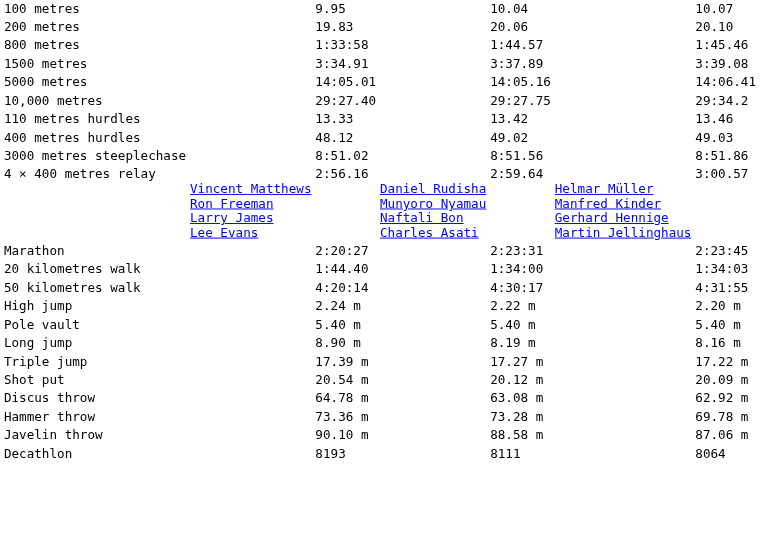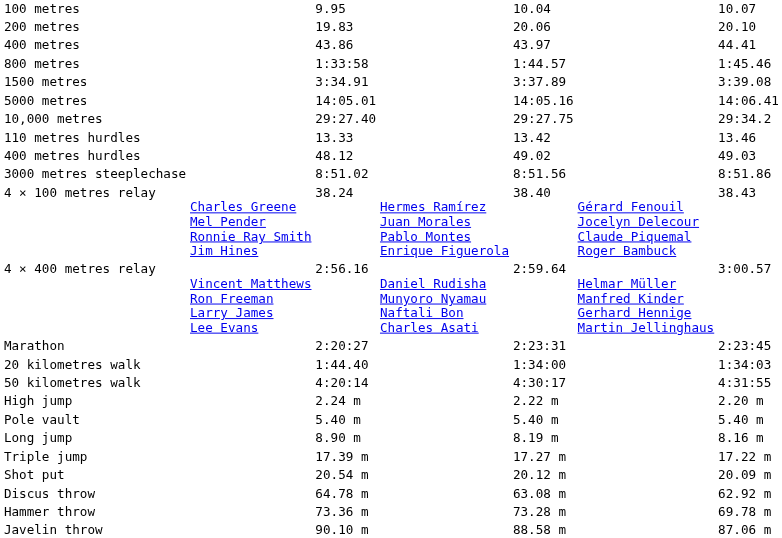+ row: (42, 45)
+ row: (80, 192)
- row: (38, 453)
